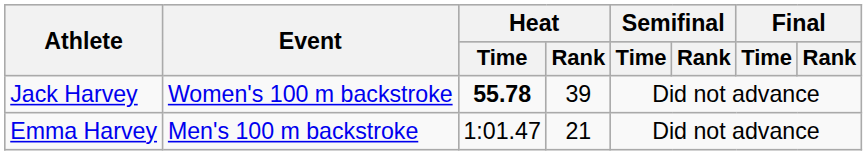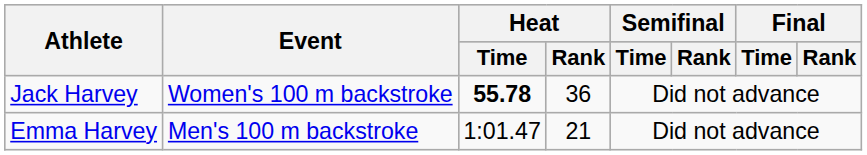(578, 95) 39 -> (578, 95) 36
